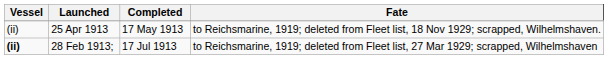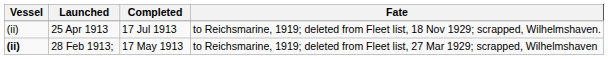(153, 29) 17 May 1913 -> (149, 29) 17 Jul 1913
(149, 46) 17 Jul 1913 -> (153, 46) 17 May 1913
